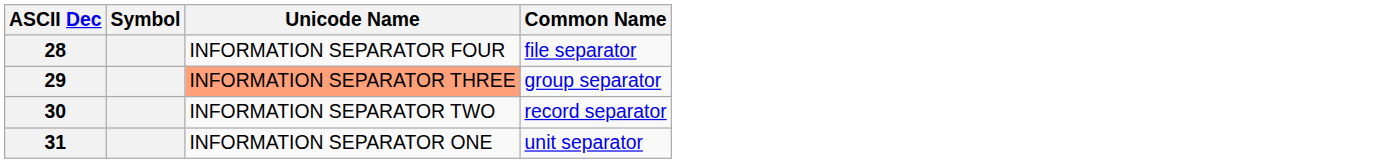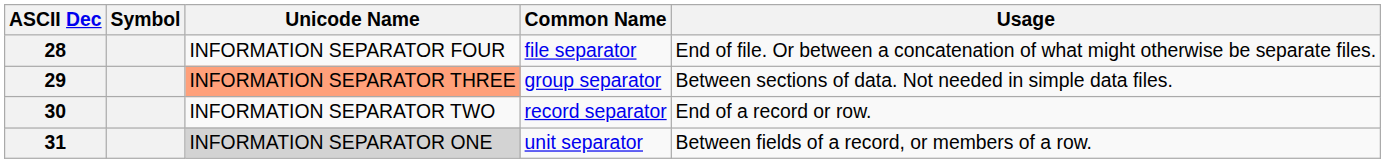+ column: (1026, 19)
(341, 142) no background -> (341, 142) lightgrey background
